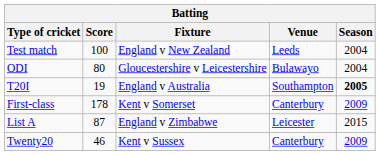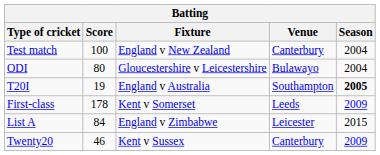(286, 50) Leeds -> (298, 50) Canterbury
(298, 104) Canterbury -> (286, 104) Leeds
(99, 123) 87 -> (99, 123) 84
